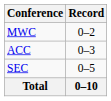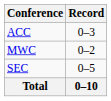rows swapped: (19, 50) <-> (21, 31)
